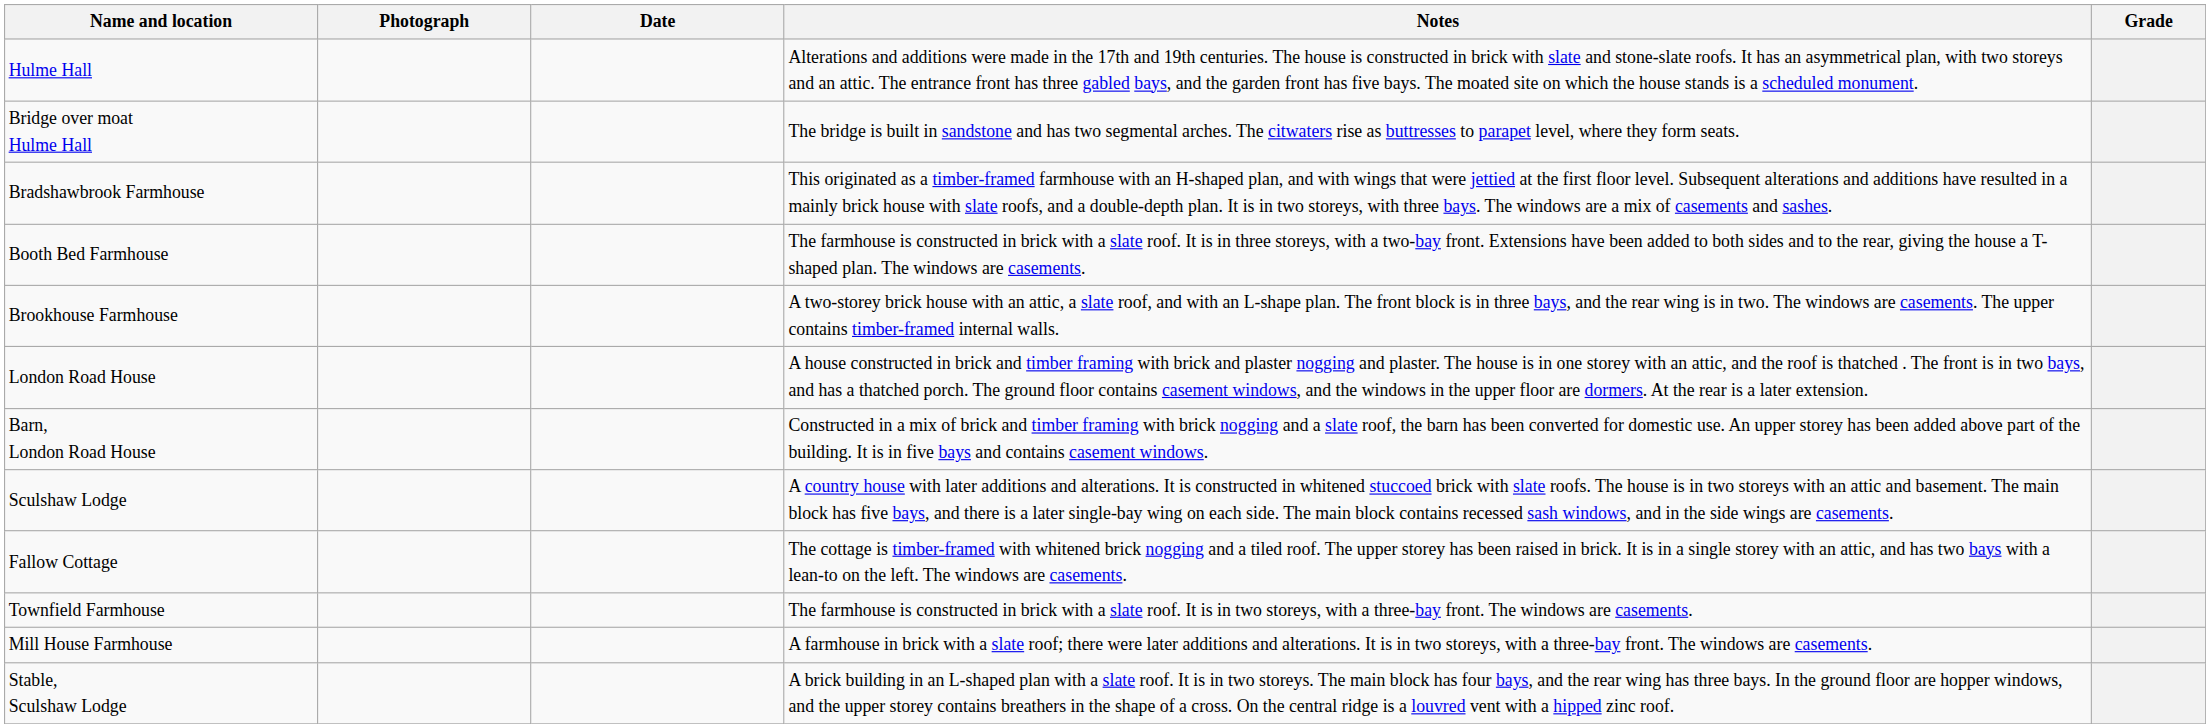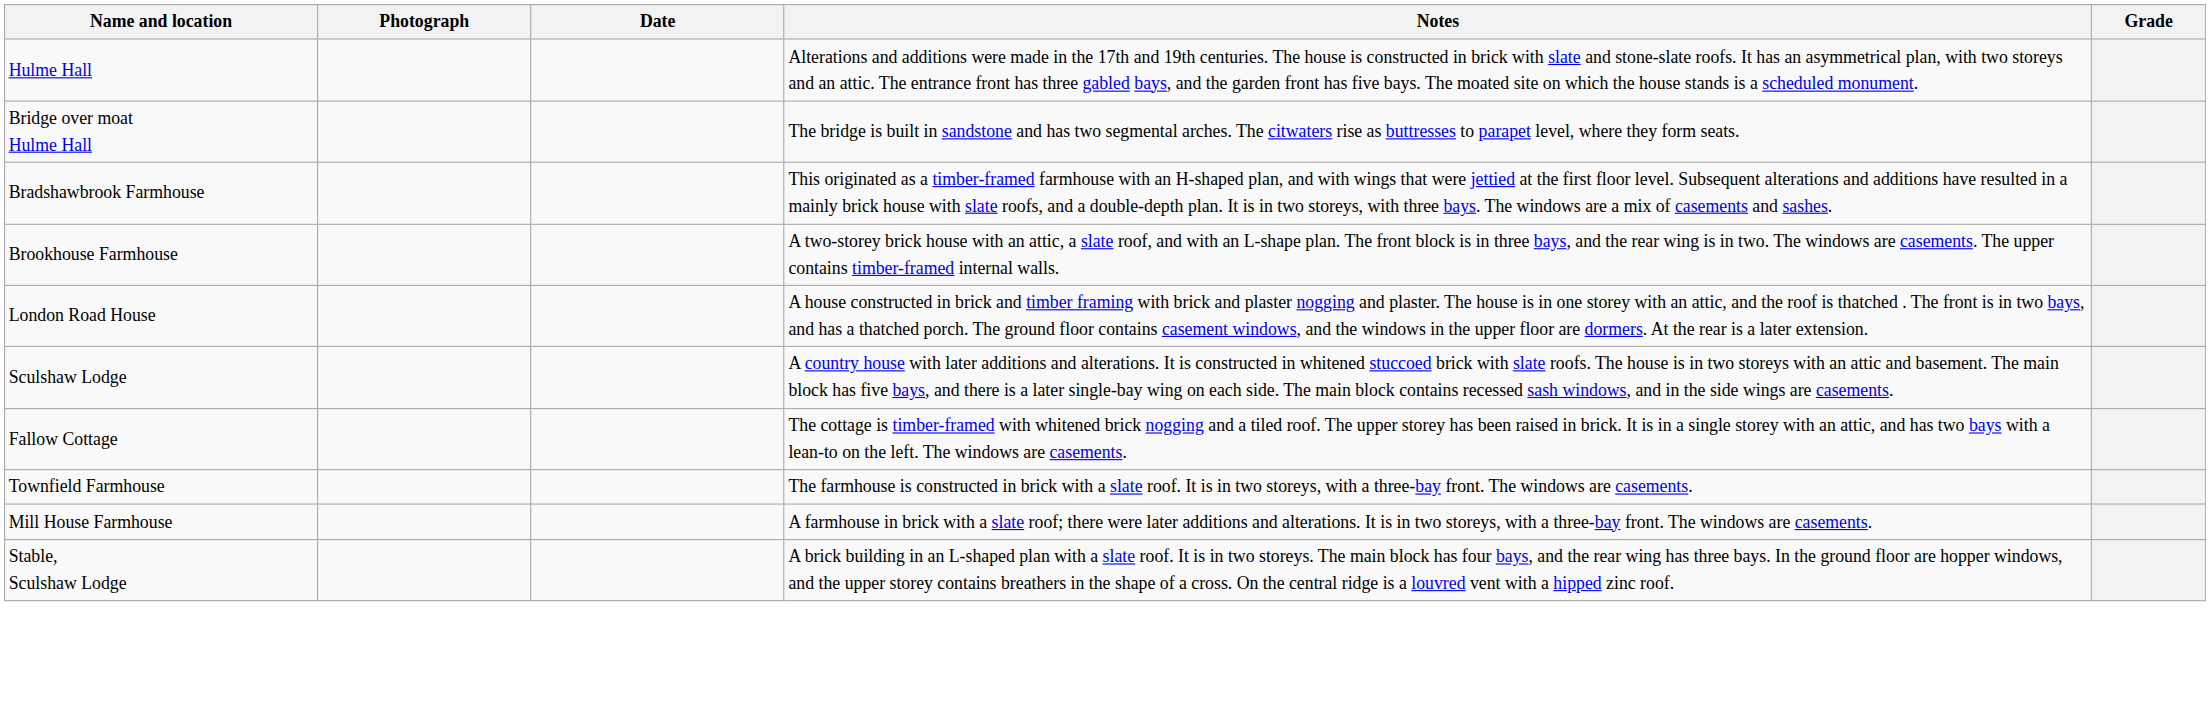- row: (89, 254)
- row: (82, 438)
